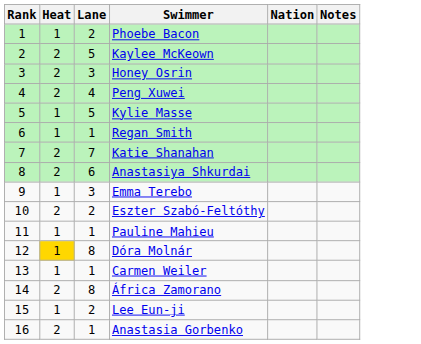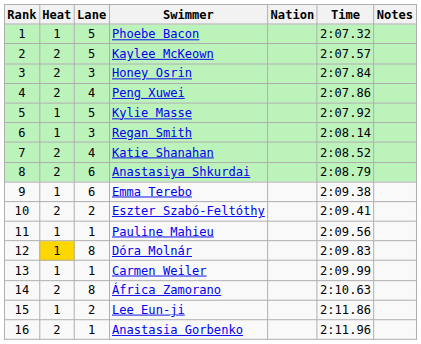+ column: (345, 14)
(92, 34) 2 -> (92, 34) 5
(92, 133) 1 -> (92, 133) 3
(92, 152) 7 -> (92, 152) 4
(92, 192) 3 -> (92, 192) 6
